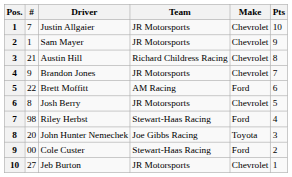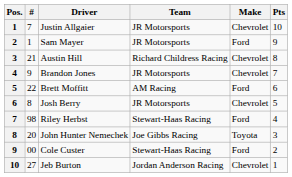(250, 42) Chevrolet -> (241, 42) Ford
(161, 165) JR Motorsports -> (178, 165) Jordan Anderson Racing
